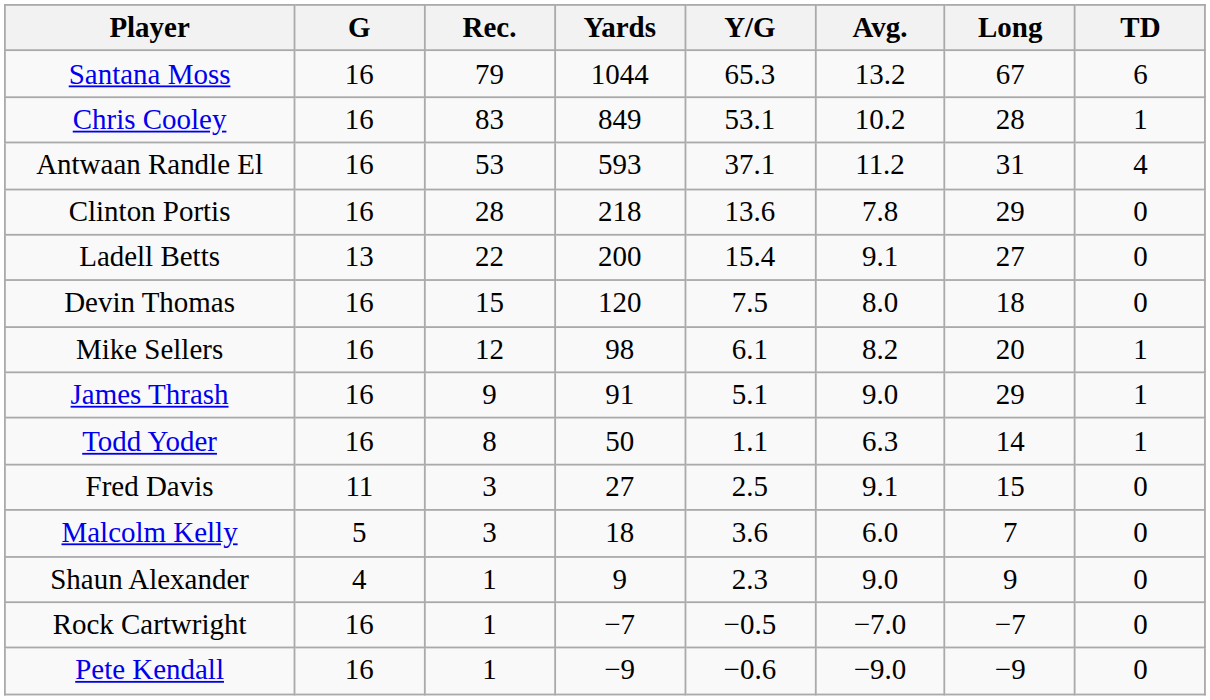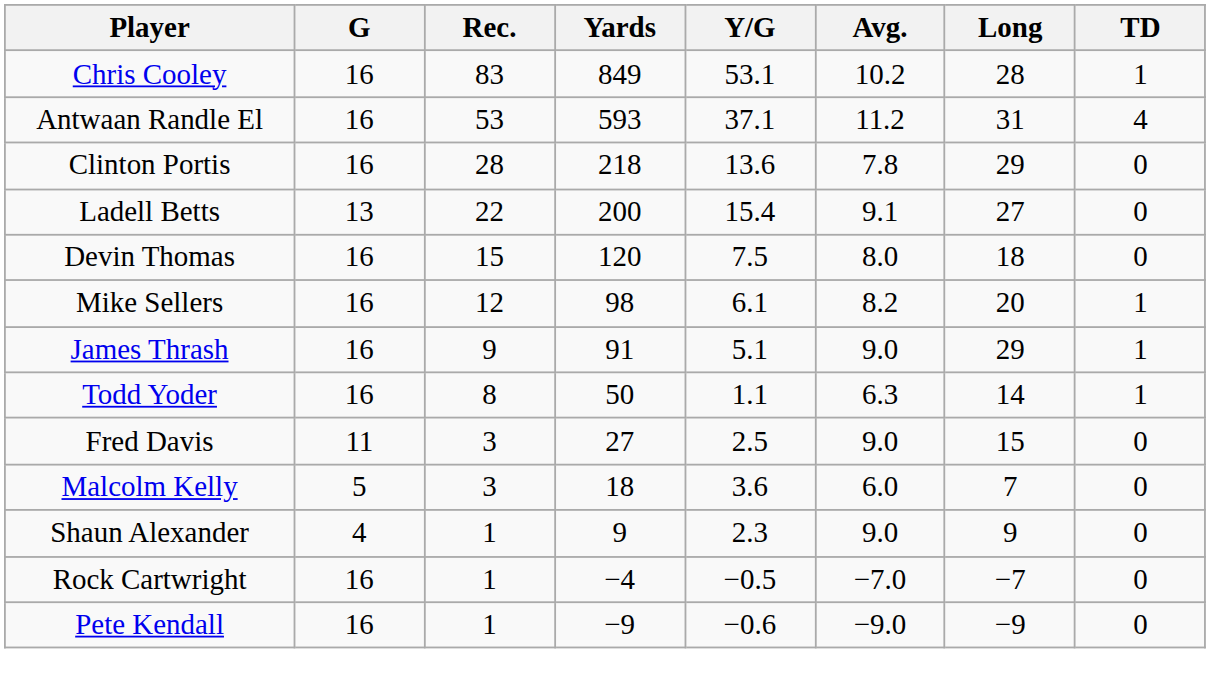- row: (150, 73)
(880, 486) 9.1 -> (880, 440) 9.0
(620, 624) −7 -> (620, 578) −4
